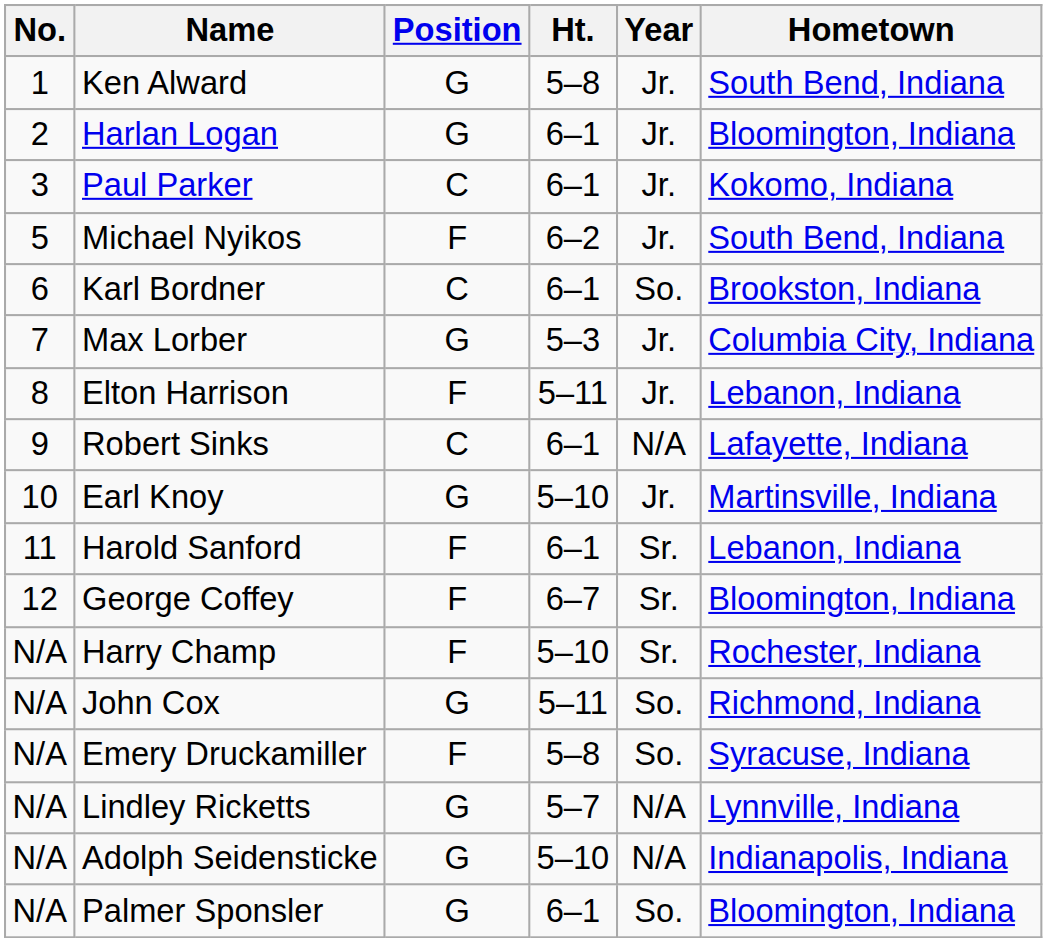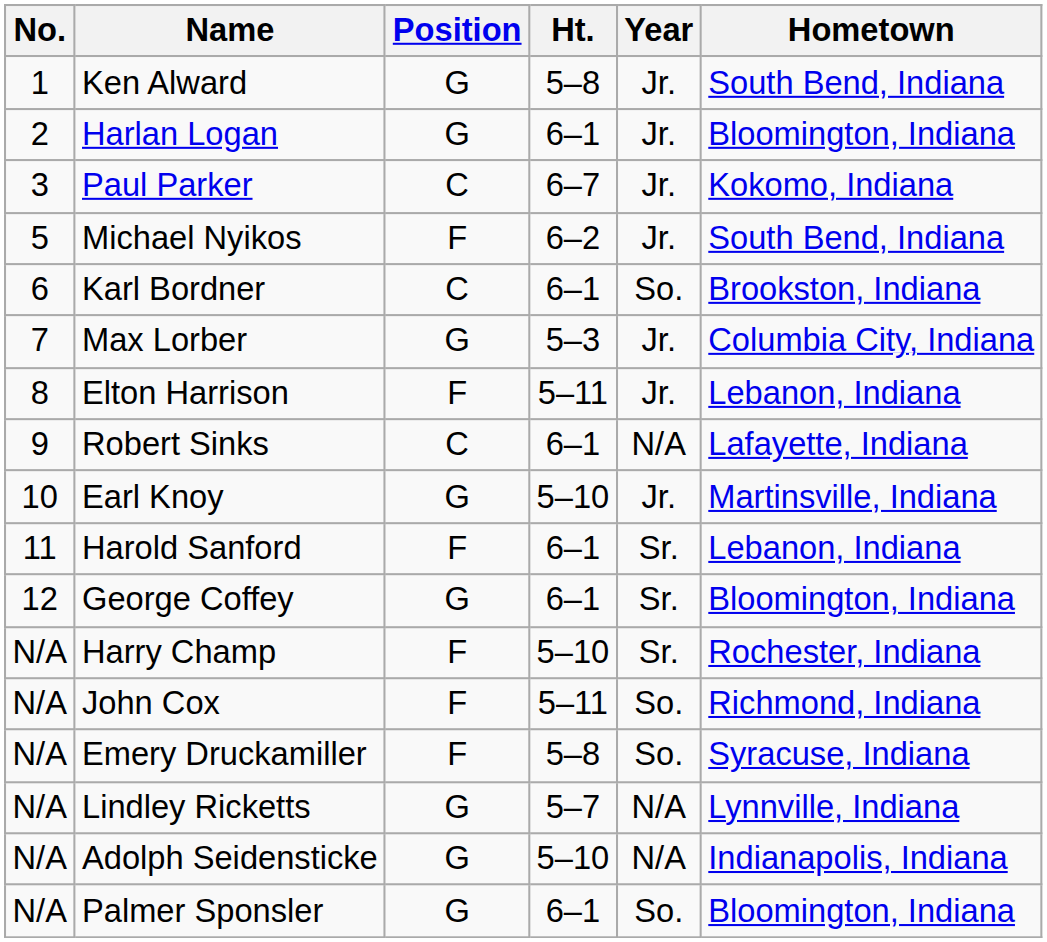(573, 185) 6–1 -> (573, 185) 6–7
(457, 599) F -> (457, 599) G
(573, 599) 6–7 -> (573, 599) 6–1
(457, 703) G -> (457, 703) F
